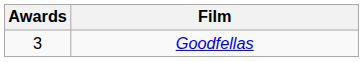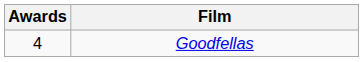(38, 43) 3 -> (38, 43) 4
